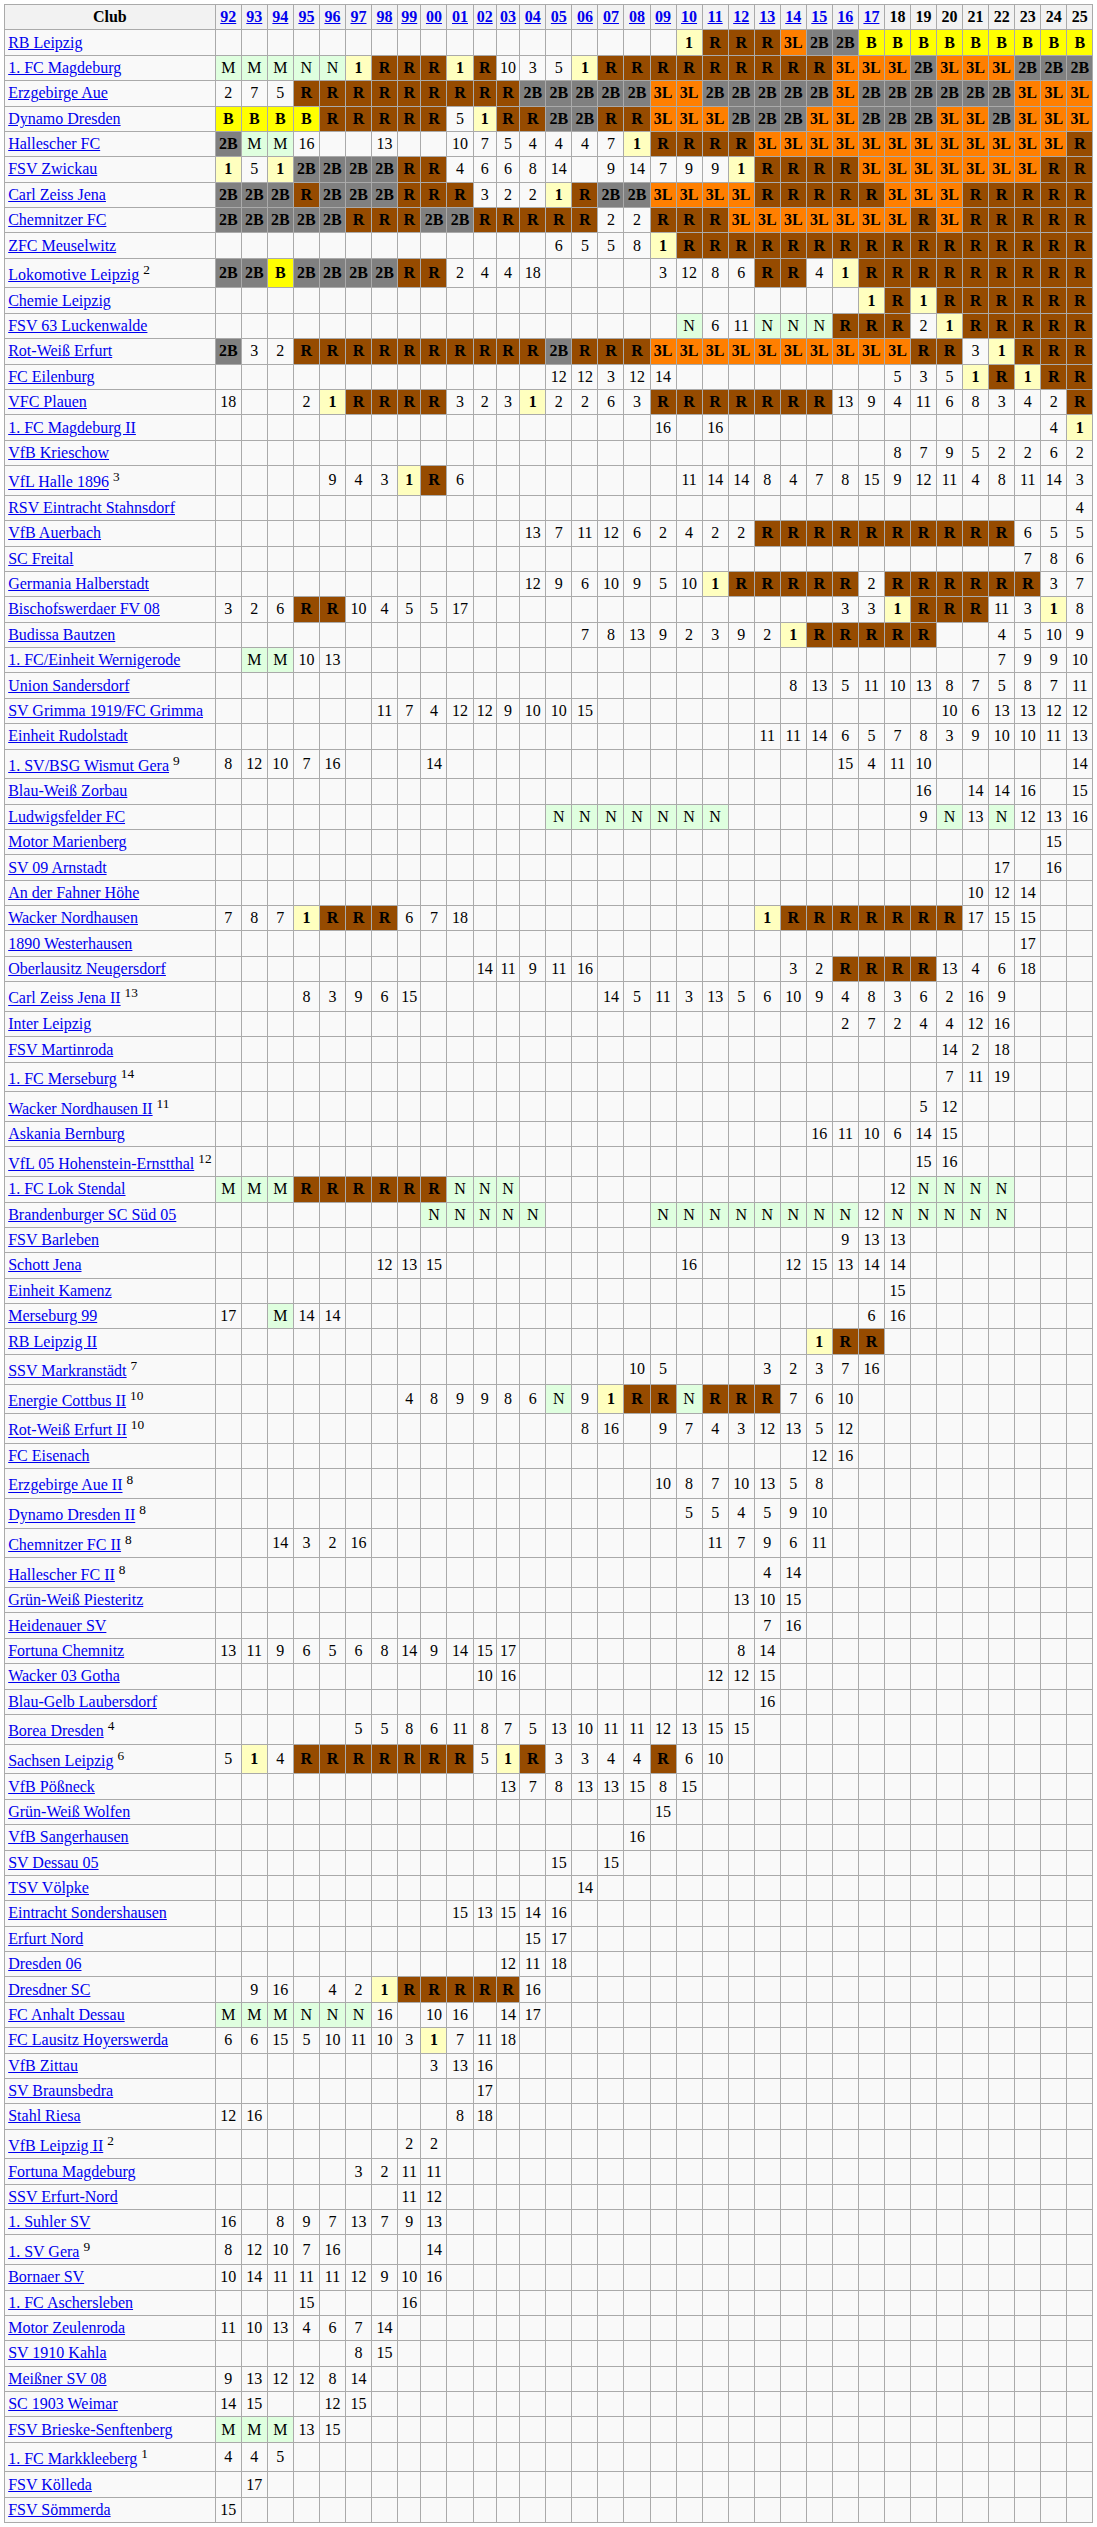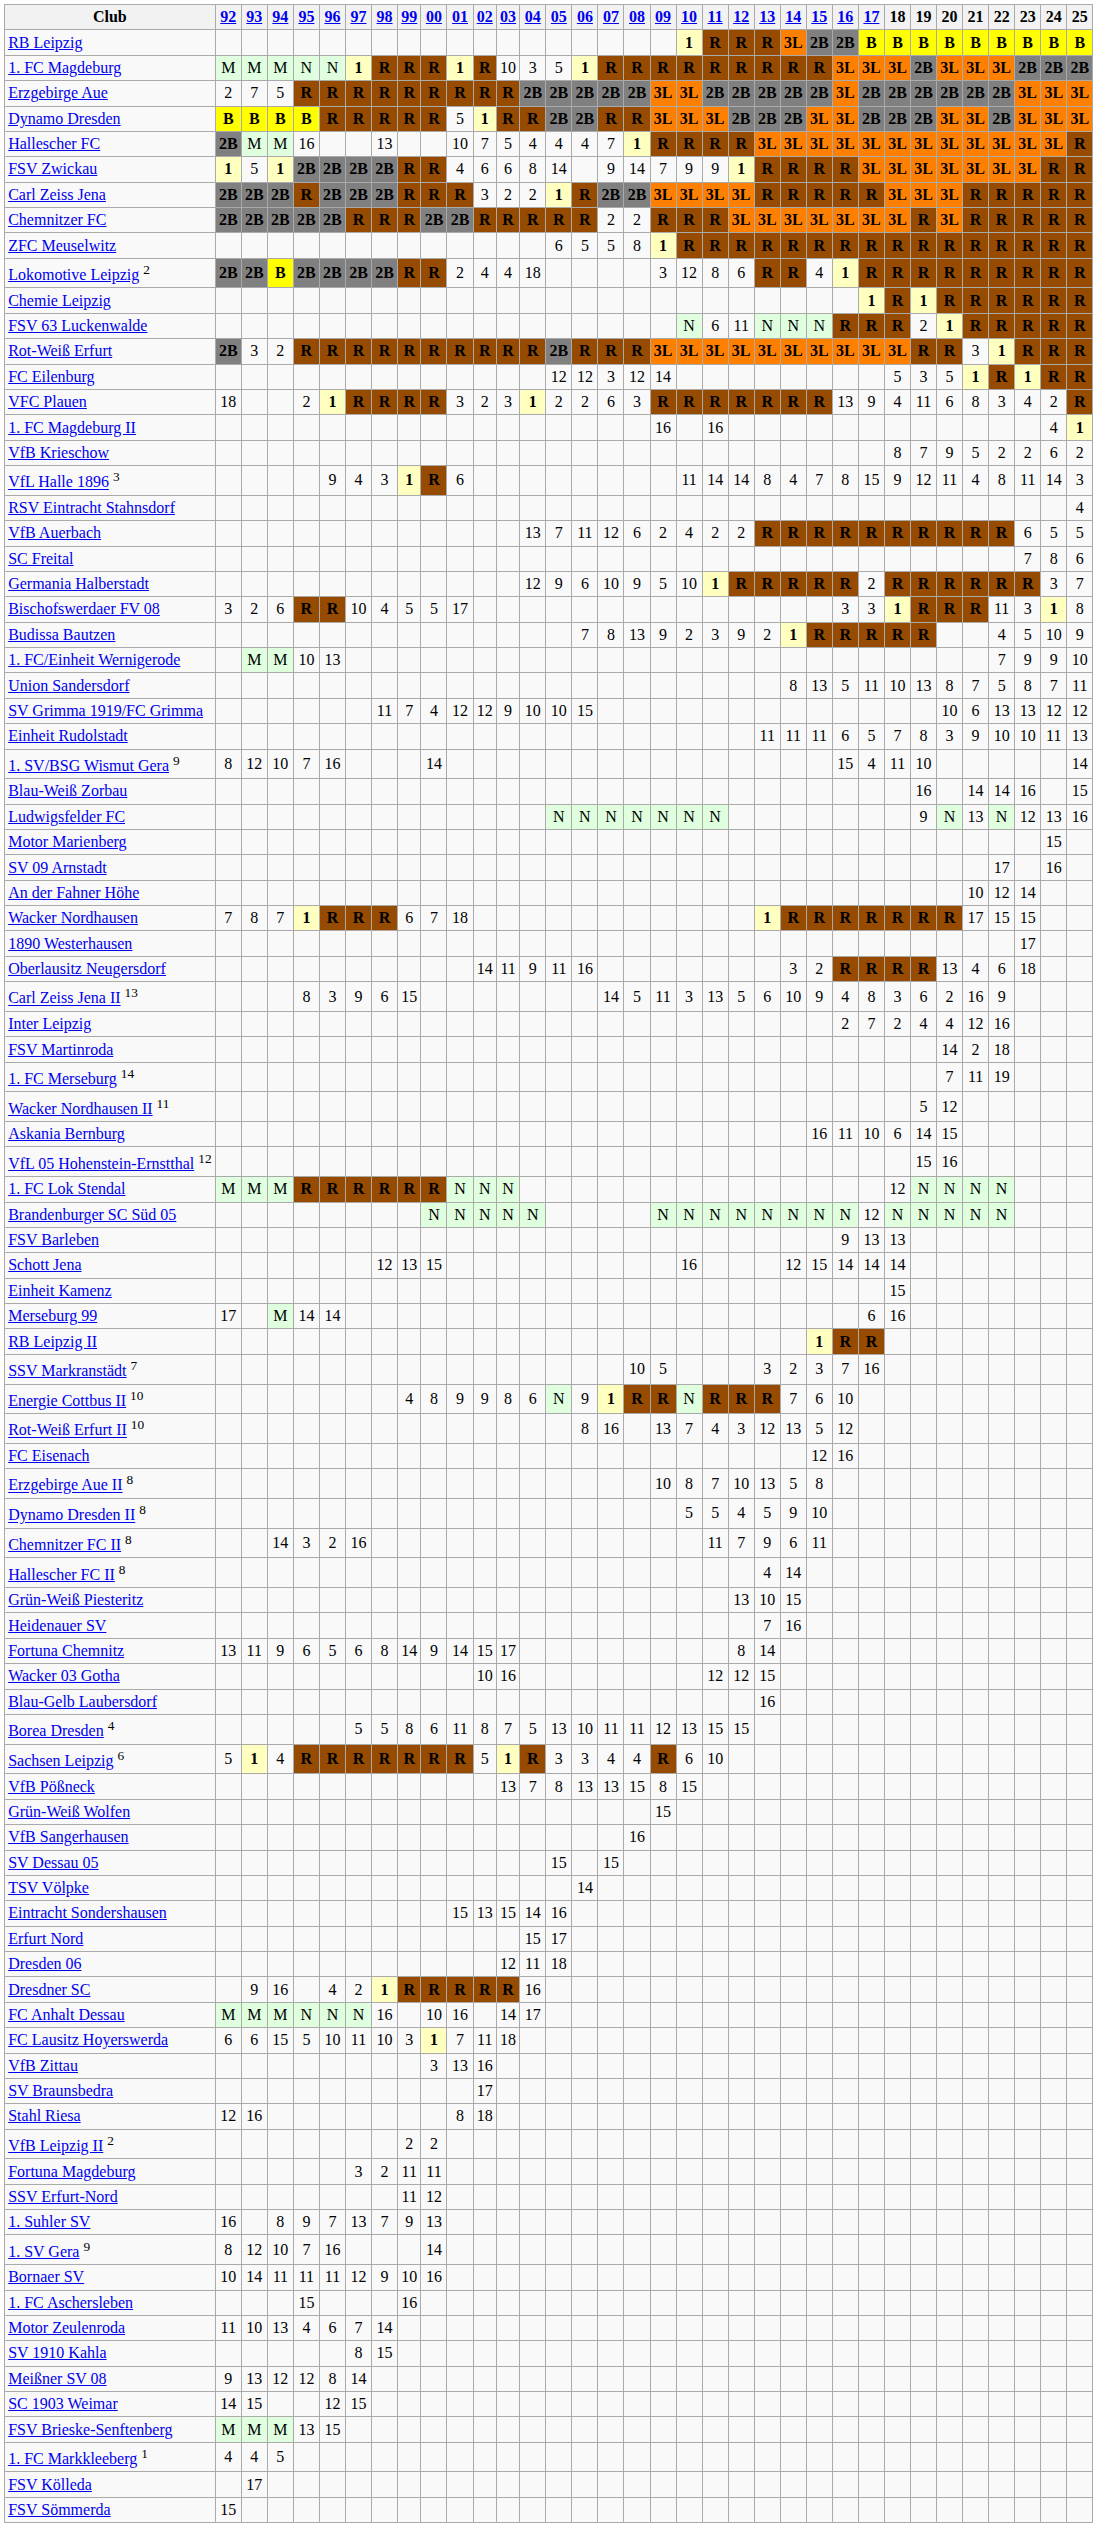(819, 736) 14 -> (819, 736) 11
(845, 1265) 13 -> (845, 1265) 14
(663, 1428) 9 -> (663, 1428) 13
